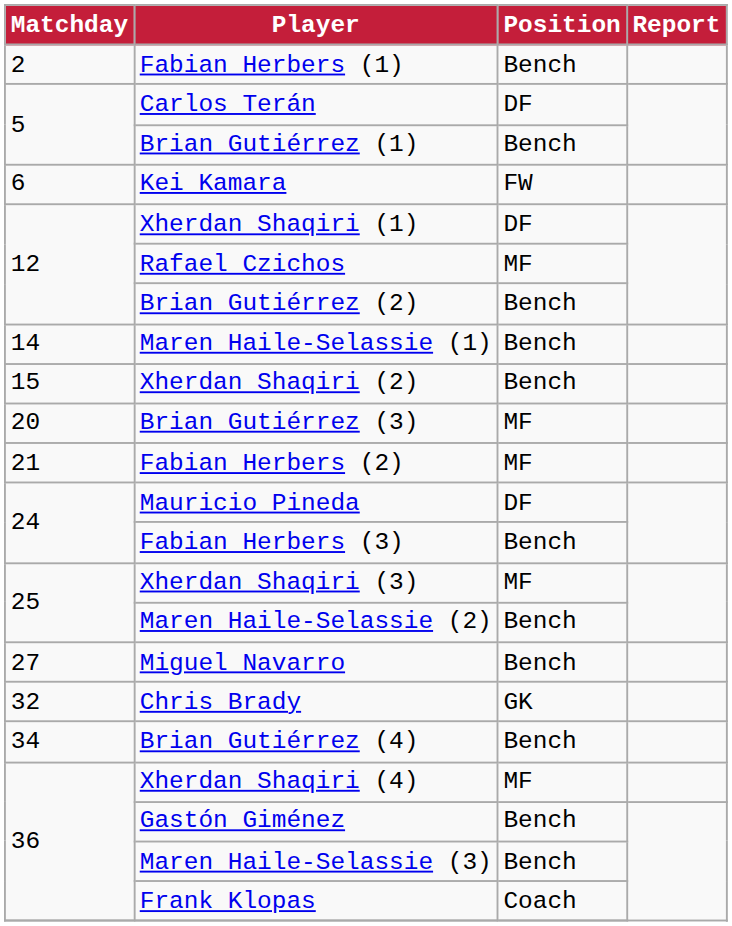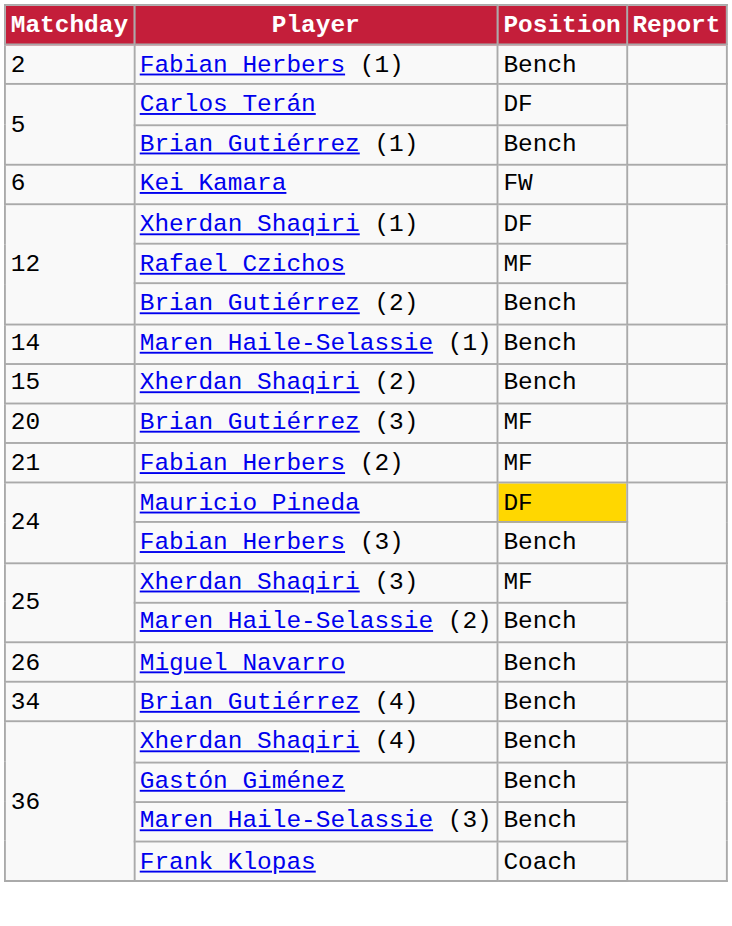(518, 503) no background -> (518, 503) gold background
(25, 662) 27 -> (25, 662) 26
- row: (220, 702)
(518, 782) MF -> (540, 742) Bench
